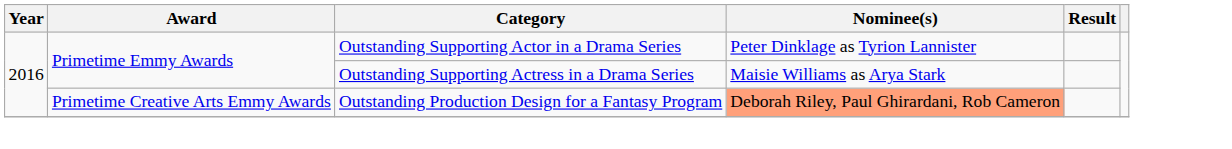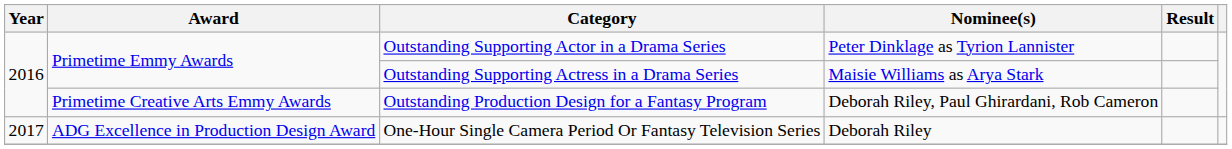(895, 102) lightsalmon background -> (993, 102) no background
+ row: (602, 130)
